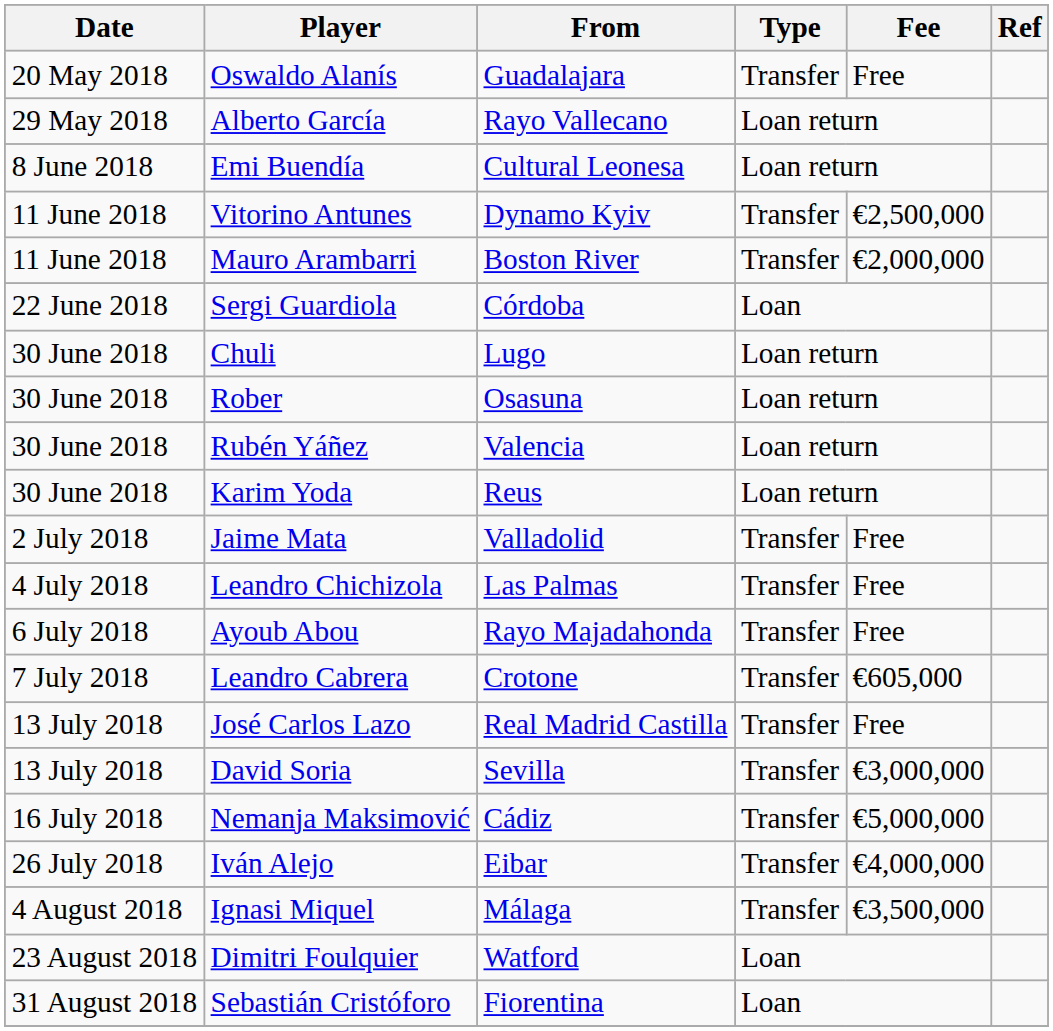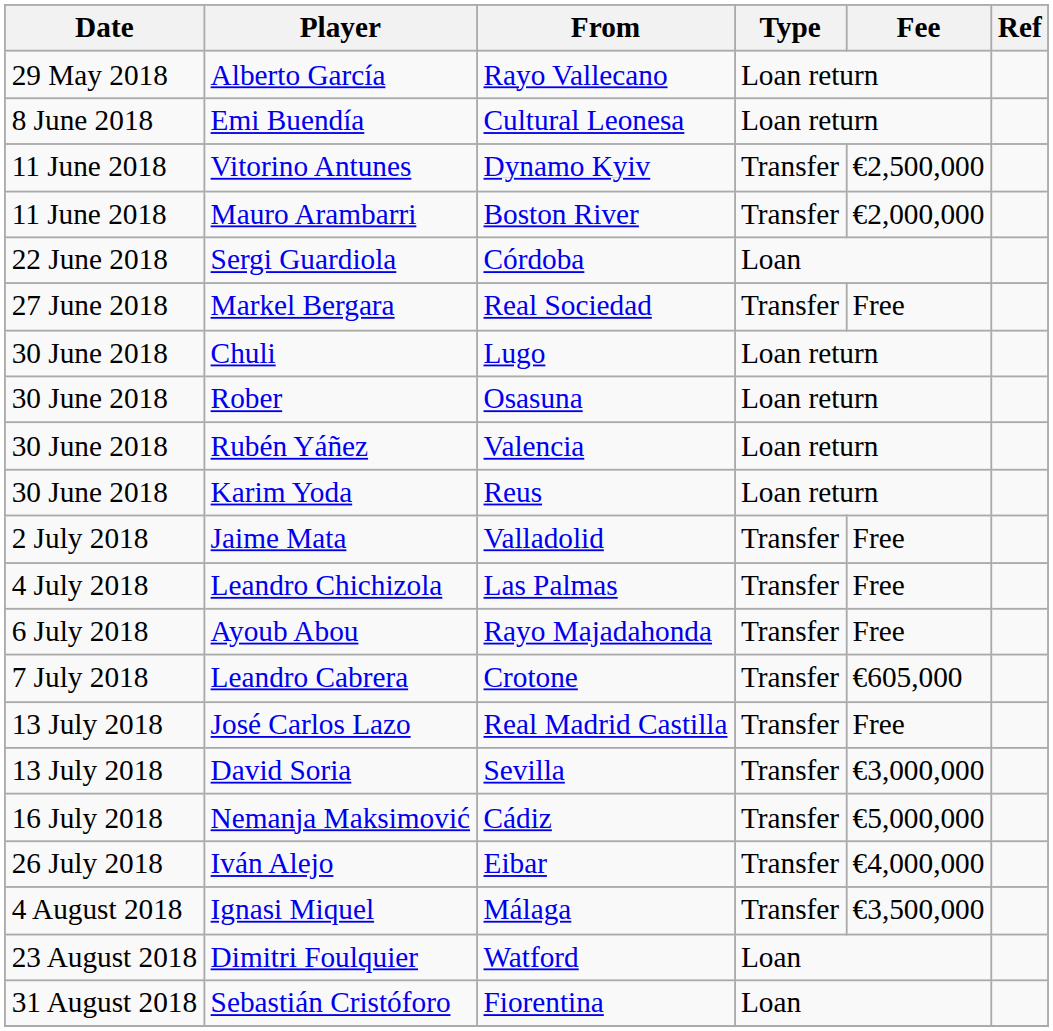- row: (304, 74)
+ row: (303, 306)
